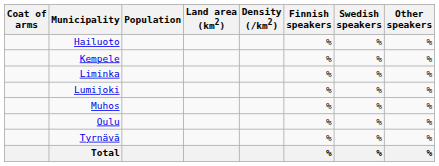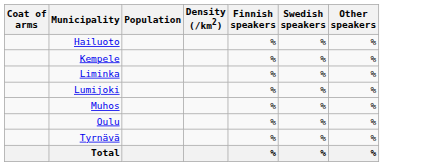- column: (211, 19)
